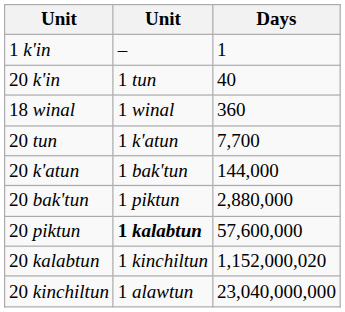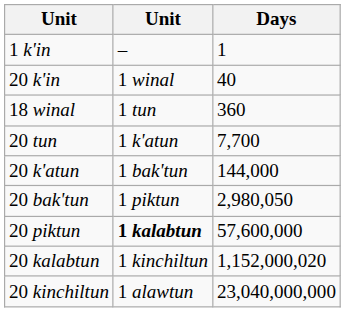(137, 79) 1 tun -> (146, 79) 1 winal
(146, 110) 1 winal -> (137, 110) 1 tun
(255, 200) 2,880,000 -> (255, 200) 2,980,050
